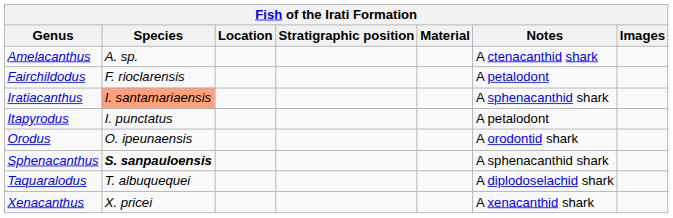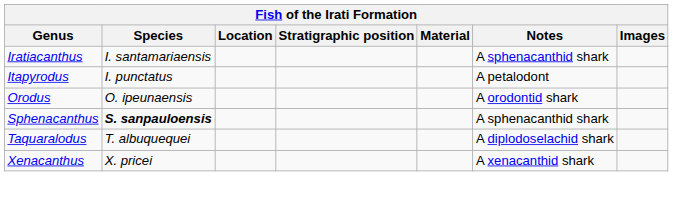- row: (49, 56)
- row: (46, 77)
(158, 98) lightsalmon background -> (158, 56) no background
